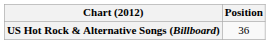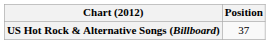(244, 30) 36 -> (244, 30) 37
